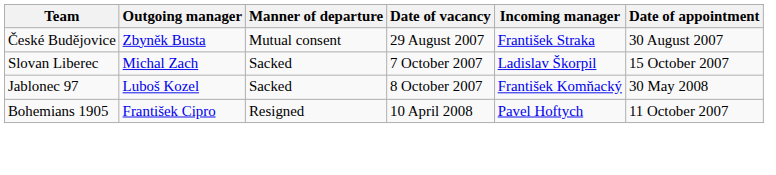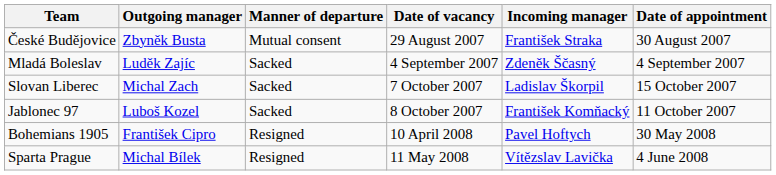+ row: (55, 63)
(669, 87) 30 May 2008 -> (686, 110) 11 October 2007
(679, 110) 11 October 2007 -> (676, 134) 30 May 2008
+ row: (49, 157)
